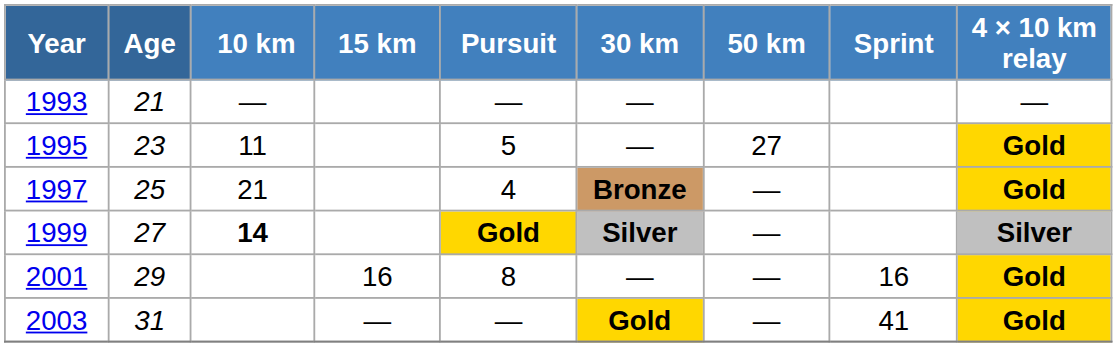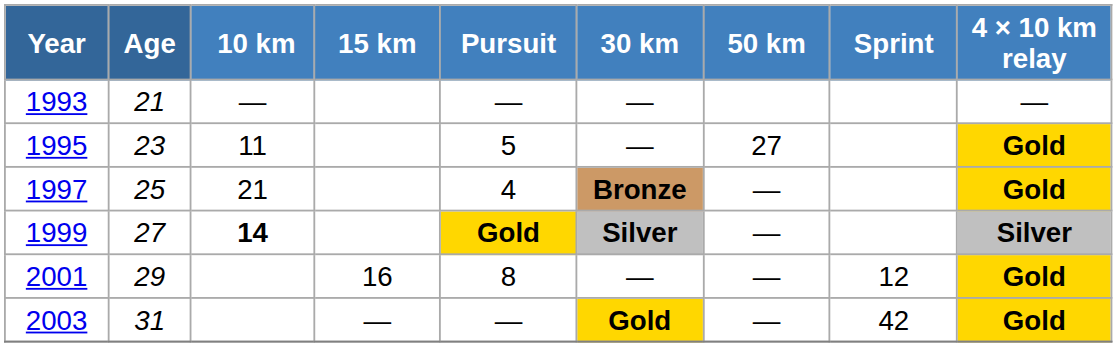(894, 277) 16 -> (894, 277) 12
(894, 321) 41 -> (894, 321) 42
